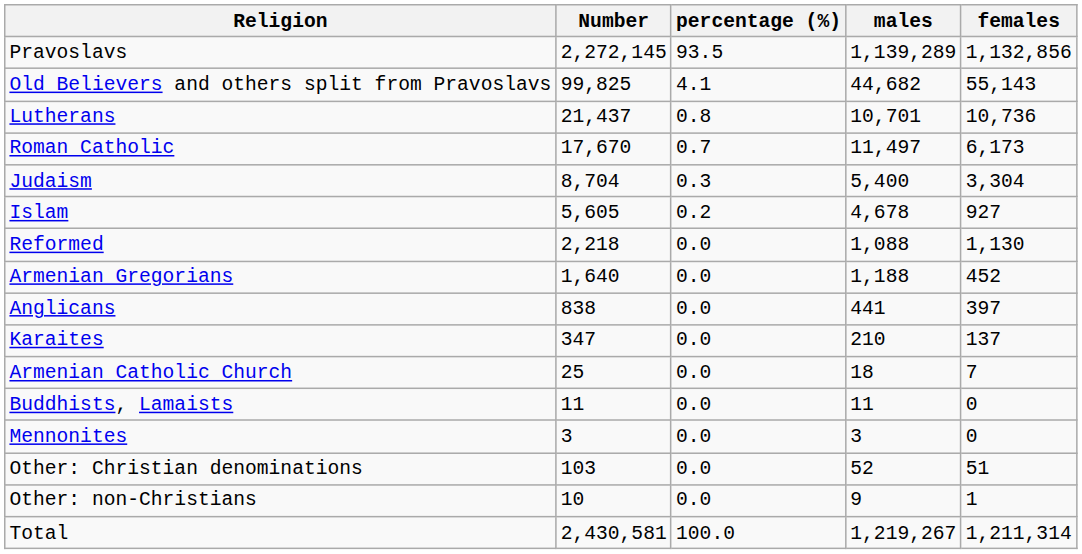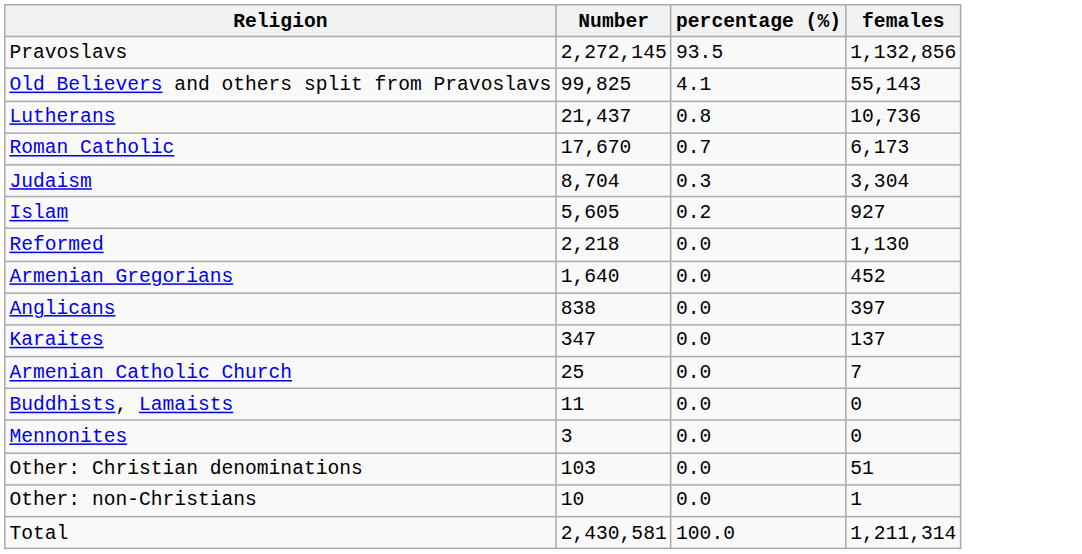- column: (903, 21)
